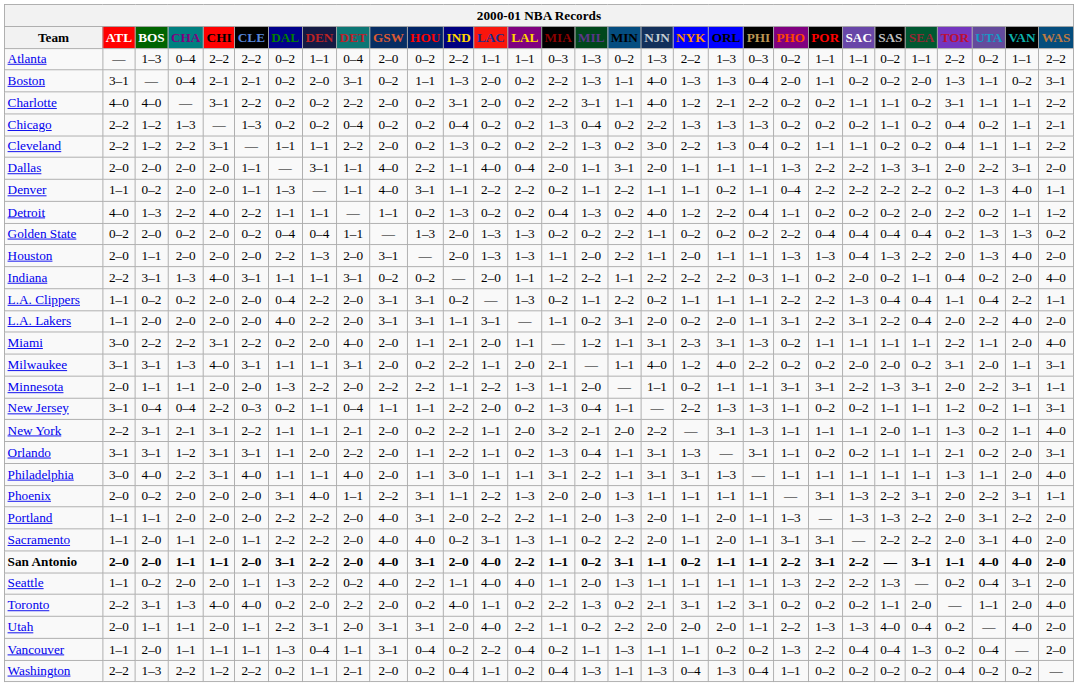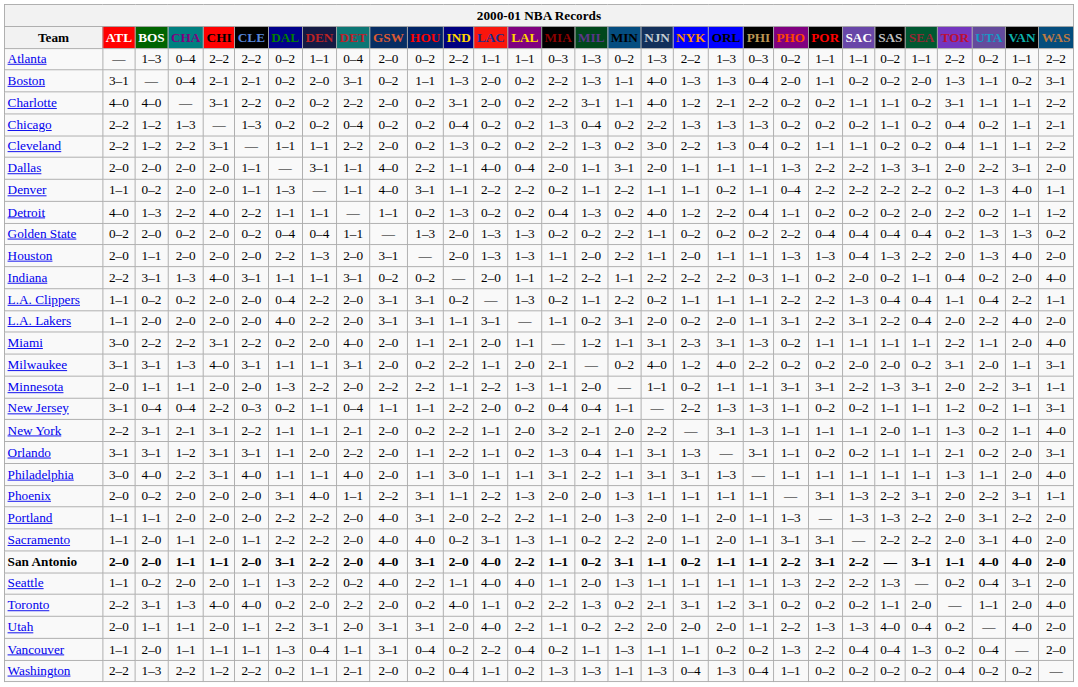(624, 365) 1–1 -> (624, 365) 0–2
(558, 409) 1–3 -> (558, 409) 0–4
(558, 671) 0–4 -> (558, 671) 1–3
